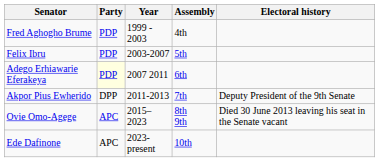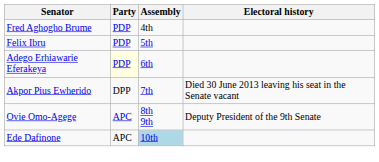- column: (148, 12)
(287, 96) Deputy President of the 9th Senate -> (265, 90) Died 30 June 2013 leaving his seat in the Senate vacant
(292, 117) Died 30 June 2013 leaving his seat in the Senate vacant -> (253, 117) Deputy President of the 9th Senate
(183, 143) no background -> (149, 138) lightblue background
